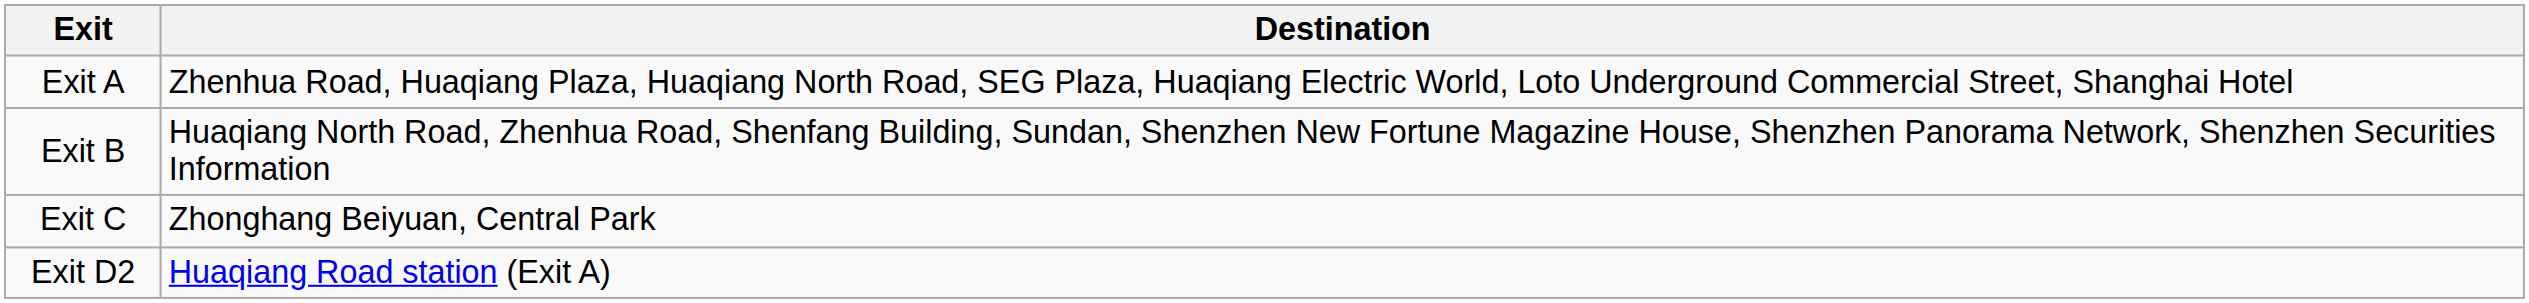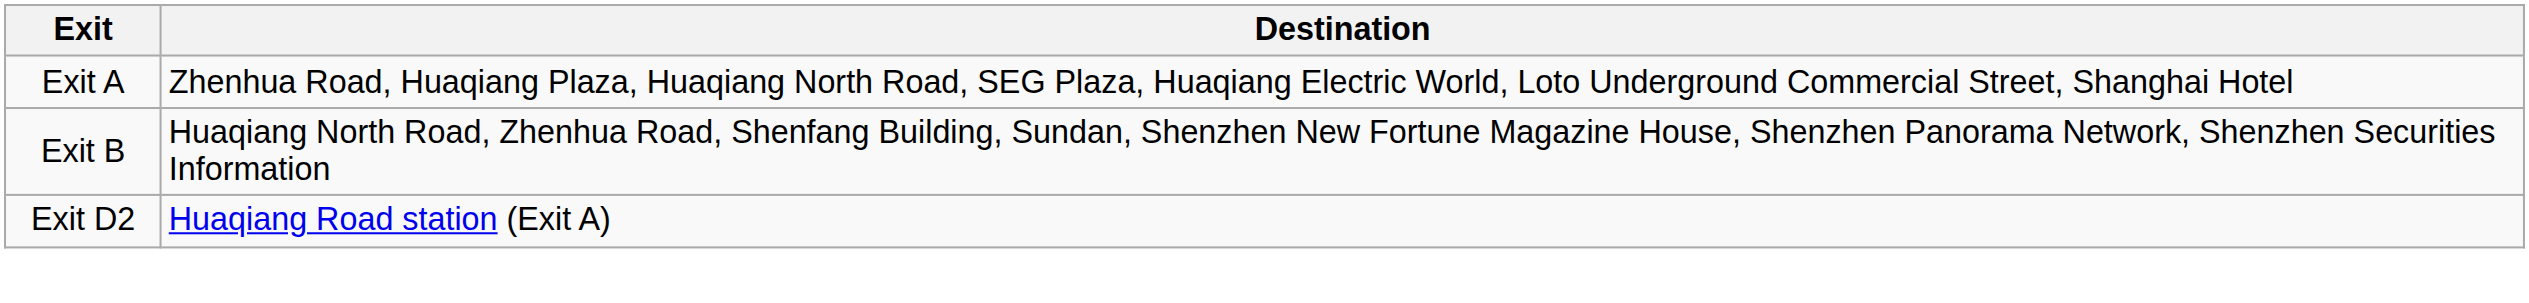- row: (83, 220)
